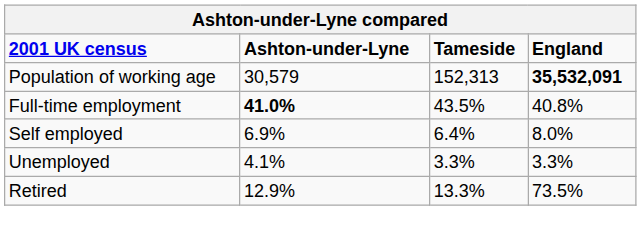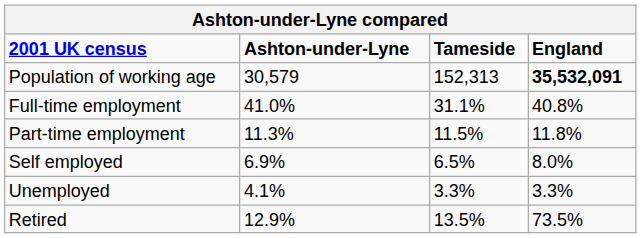(270, 105) bold -> (270, 105) normal
(459, 105) 43.5% -> (459, 105) 31.1%
+ row: (97, 134)
(454, 134) 6.4% -> (454, 162) 6.5%
(459, 190) 13.3% -> (459, 219) 13.5%
